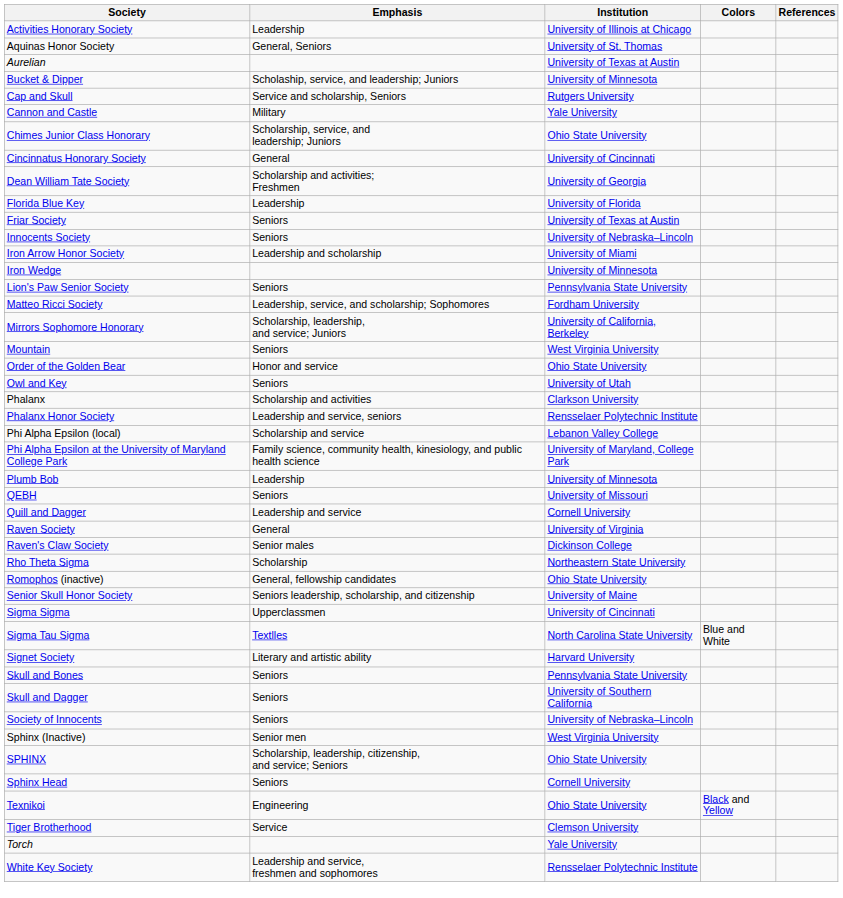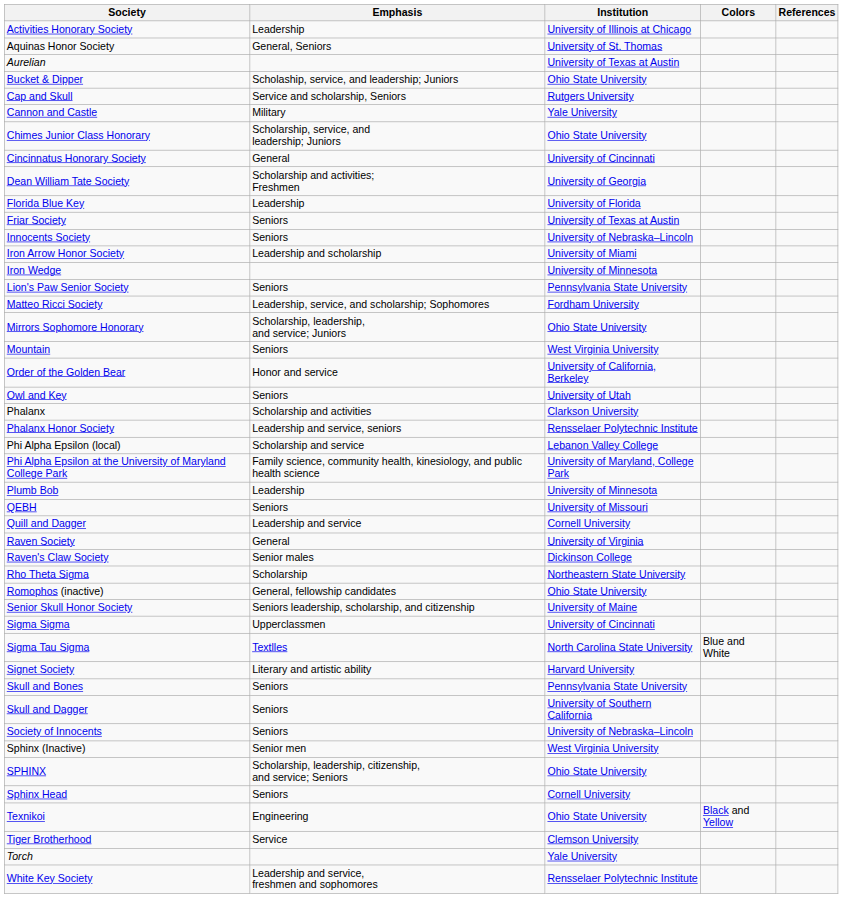(602, 79) University of Minnesota -> (597, 79) Ohio State University
(602, 327) University of California, Berkeley -> (597, 327) Ohio State University
(597, 366) Ohio State University -> (602, 372) University of California, Berkeley
